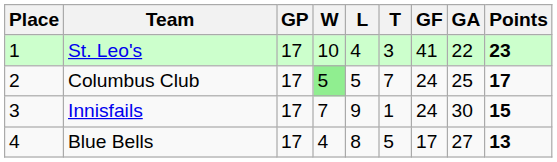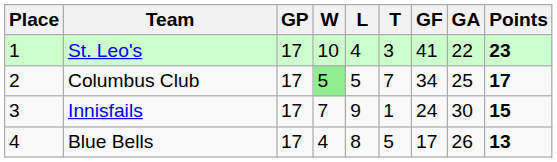(427, 80) 24 -> (427, 80) 34
(462, 141) 27 -> (462, 141) 26
